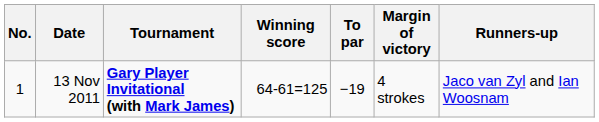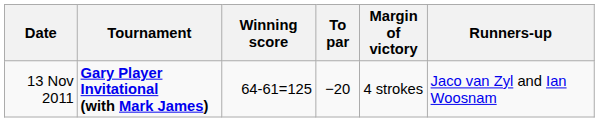- column: (20, 33)
(352, 89) −19 -> (338, 89) −20
